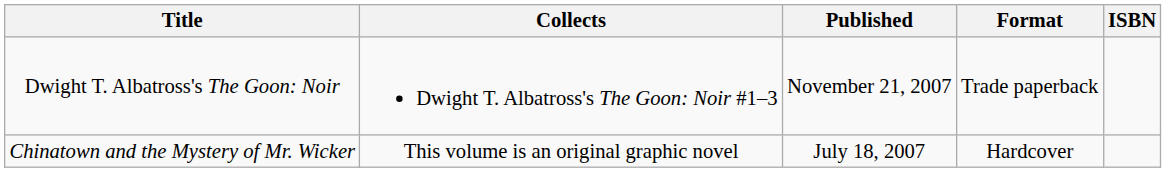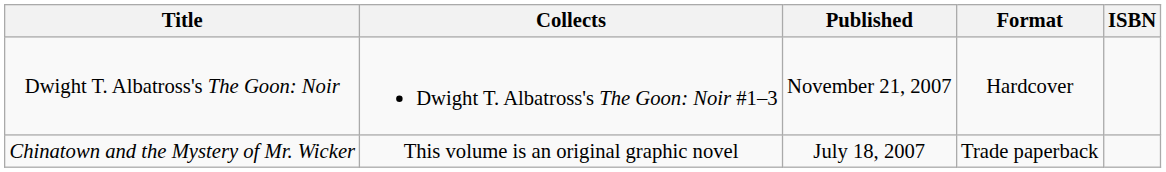(1030, 85) Trade paperback -> (1030, 85) Hardcover
(1030, 150) Hardcover -> (1030, 150) Trade paperback
